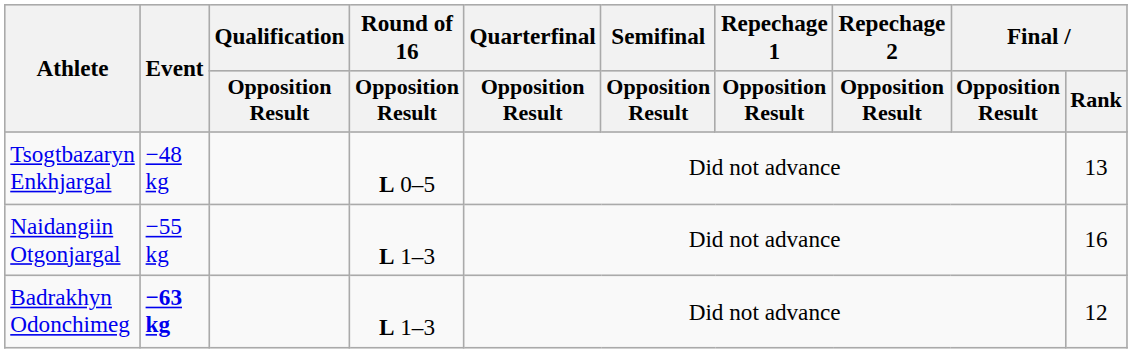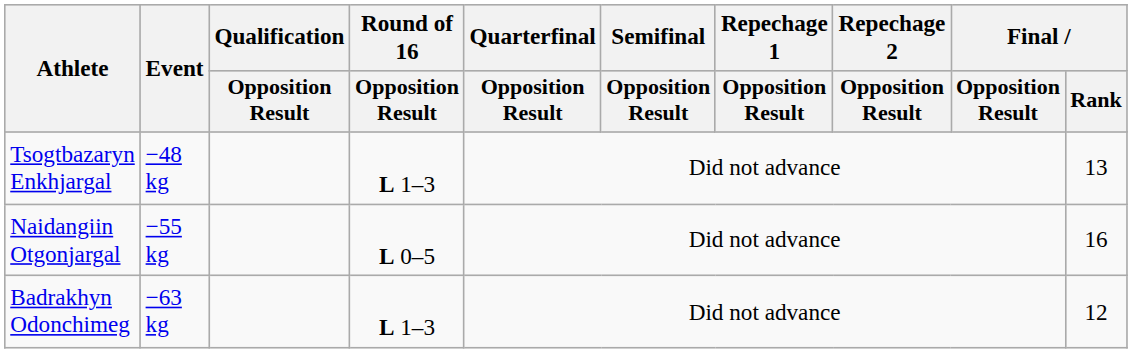(407, 185) L 0–5 -> (407, 185) L 1–3
(407, 256) L 1–3 -> (407, 256) L 0–5
(164, 311) bold -> (164, 311) normal
